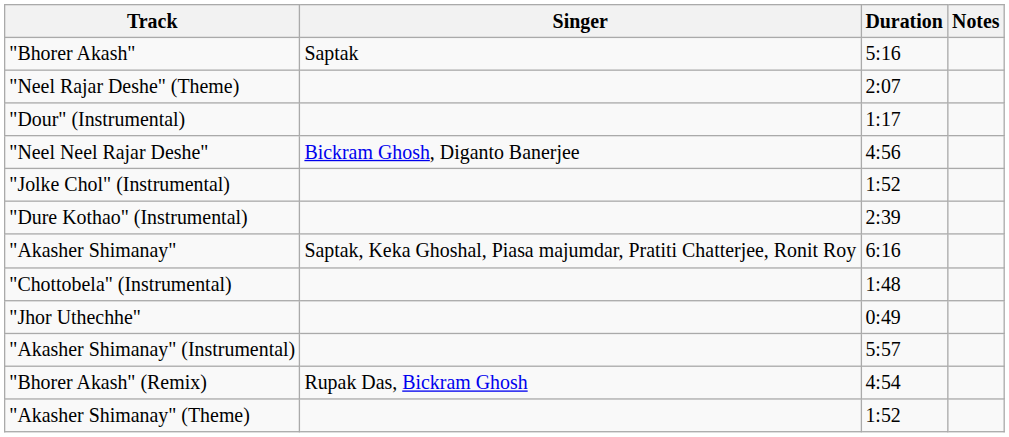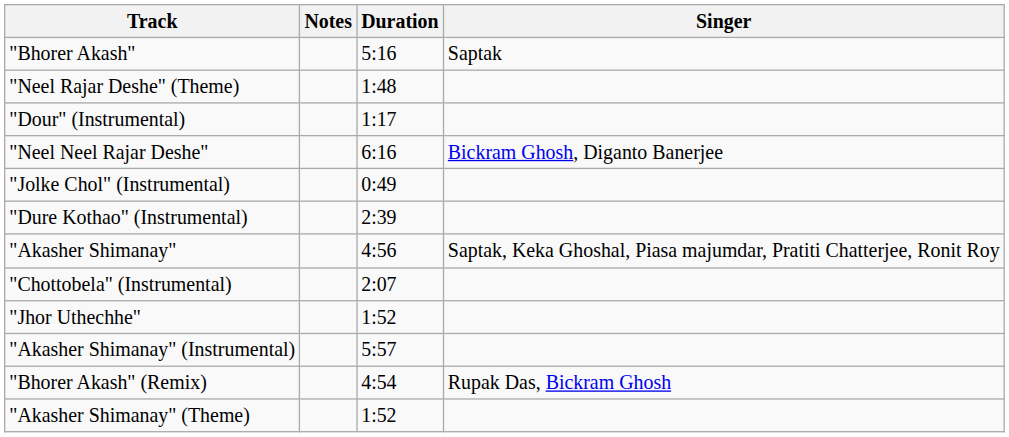columns swapped: (580, 21) <-> (976, 21)
(883, 86) 2:07 -> (379, 86) 1:48
(883, 152) 4:56 -> (379, 152) 6:16
(883, 185) 1:52 -> (379, 185) 0:49
(883, 250) 6:16 -> (379, 250) 4:56
(883, 283) 1:48 -> (379, 283) 2:07
(883, 316) 0:49 -> (379, 316) 1:52
